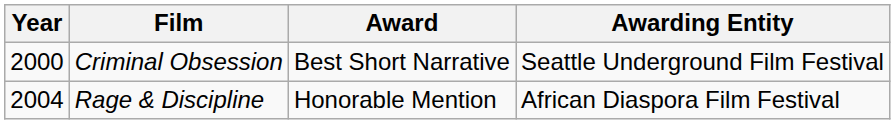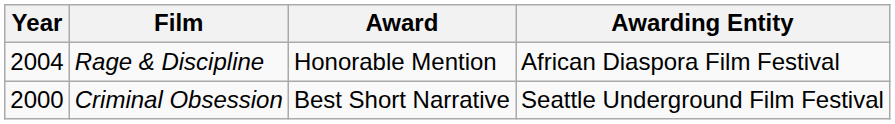rows swapped: (179, 61) <-> (169, 99)
